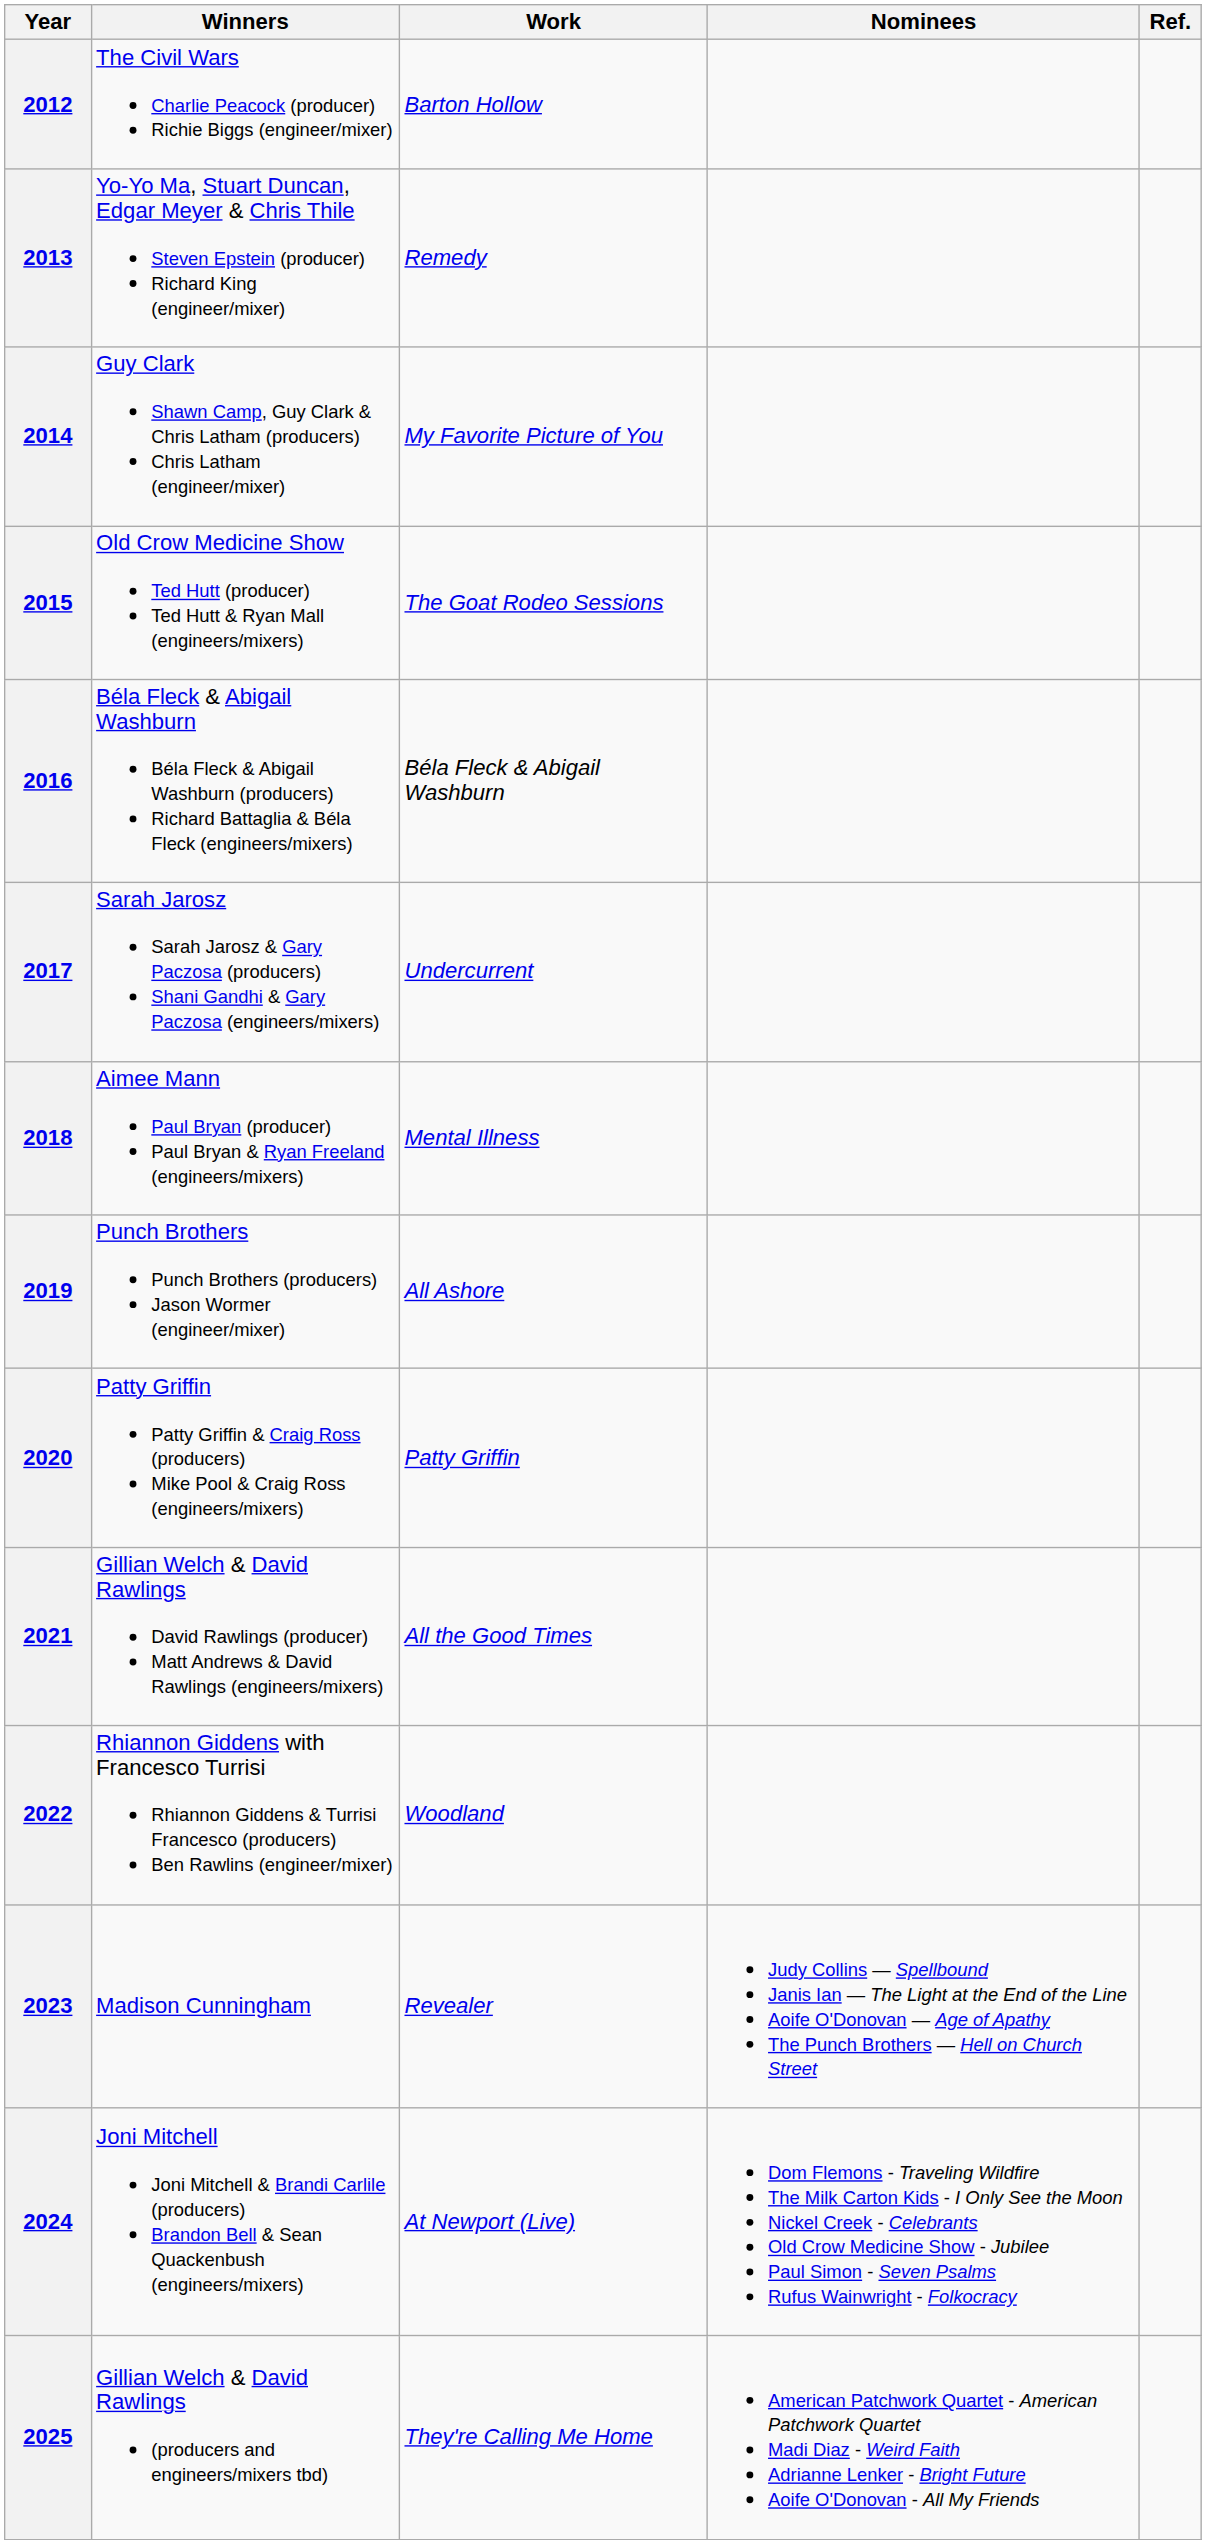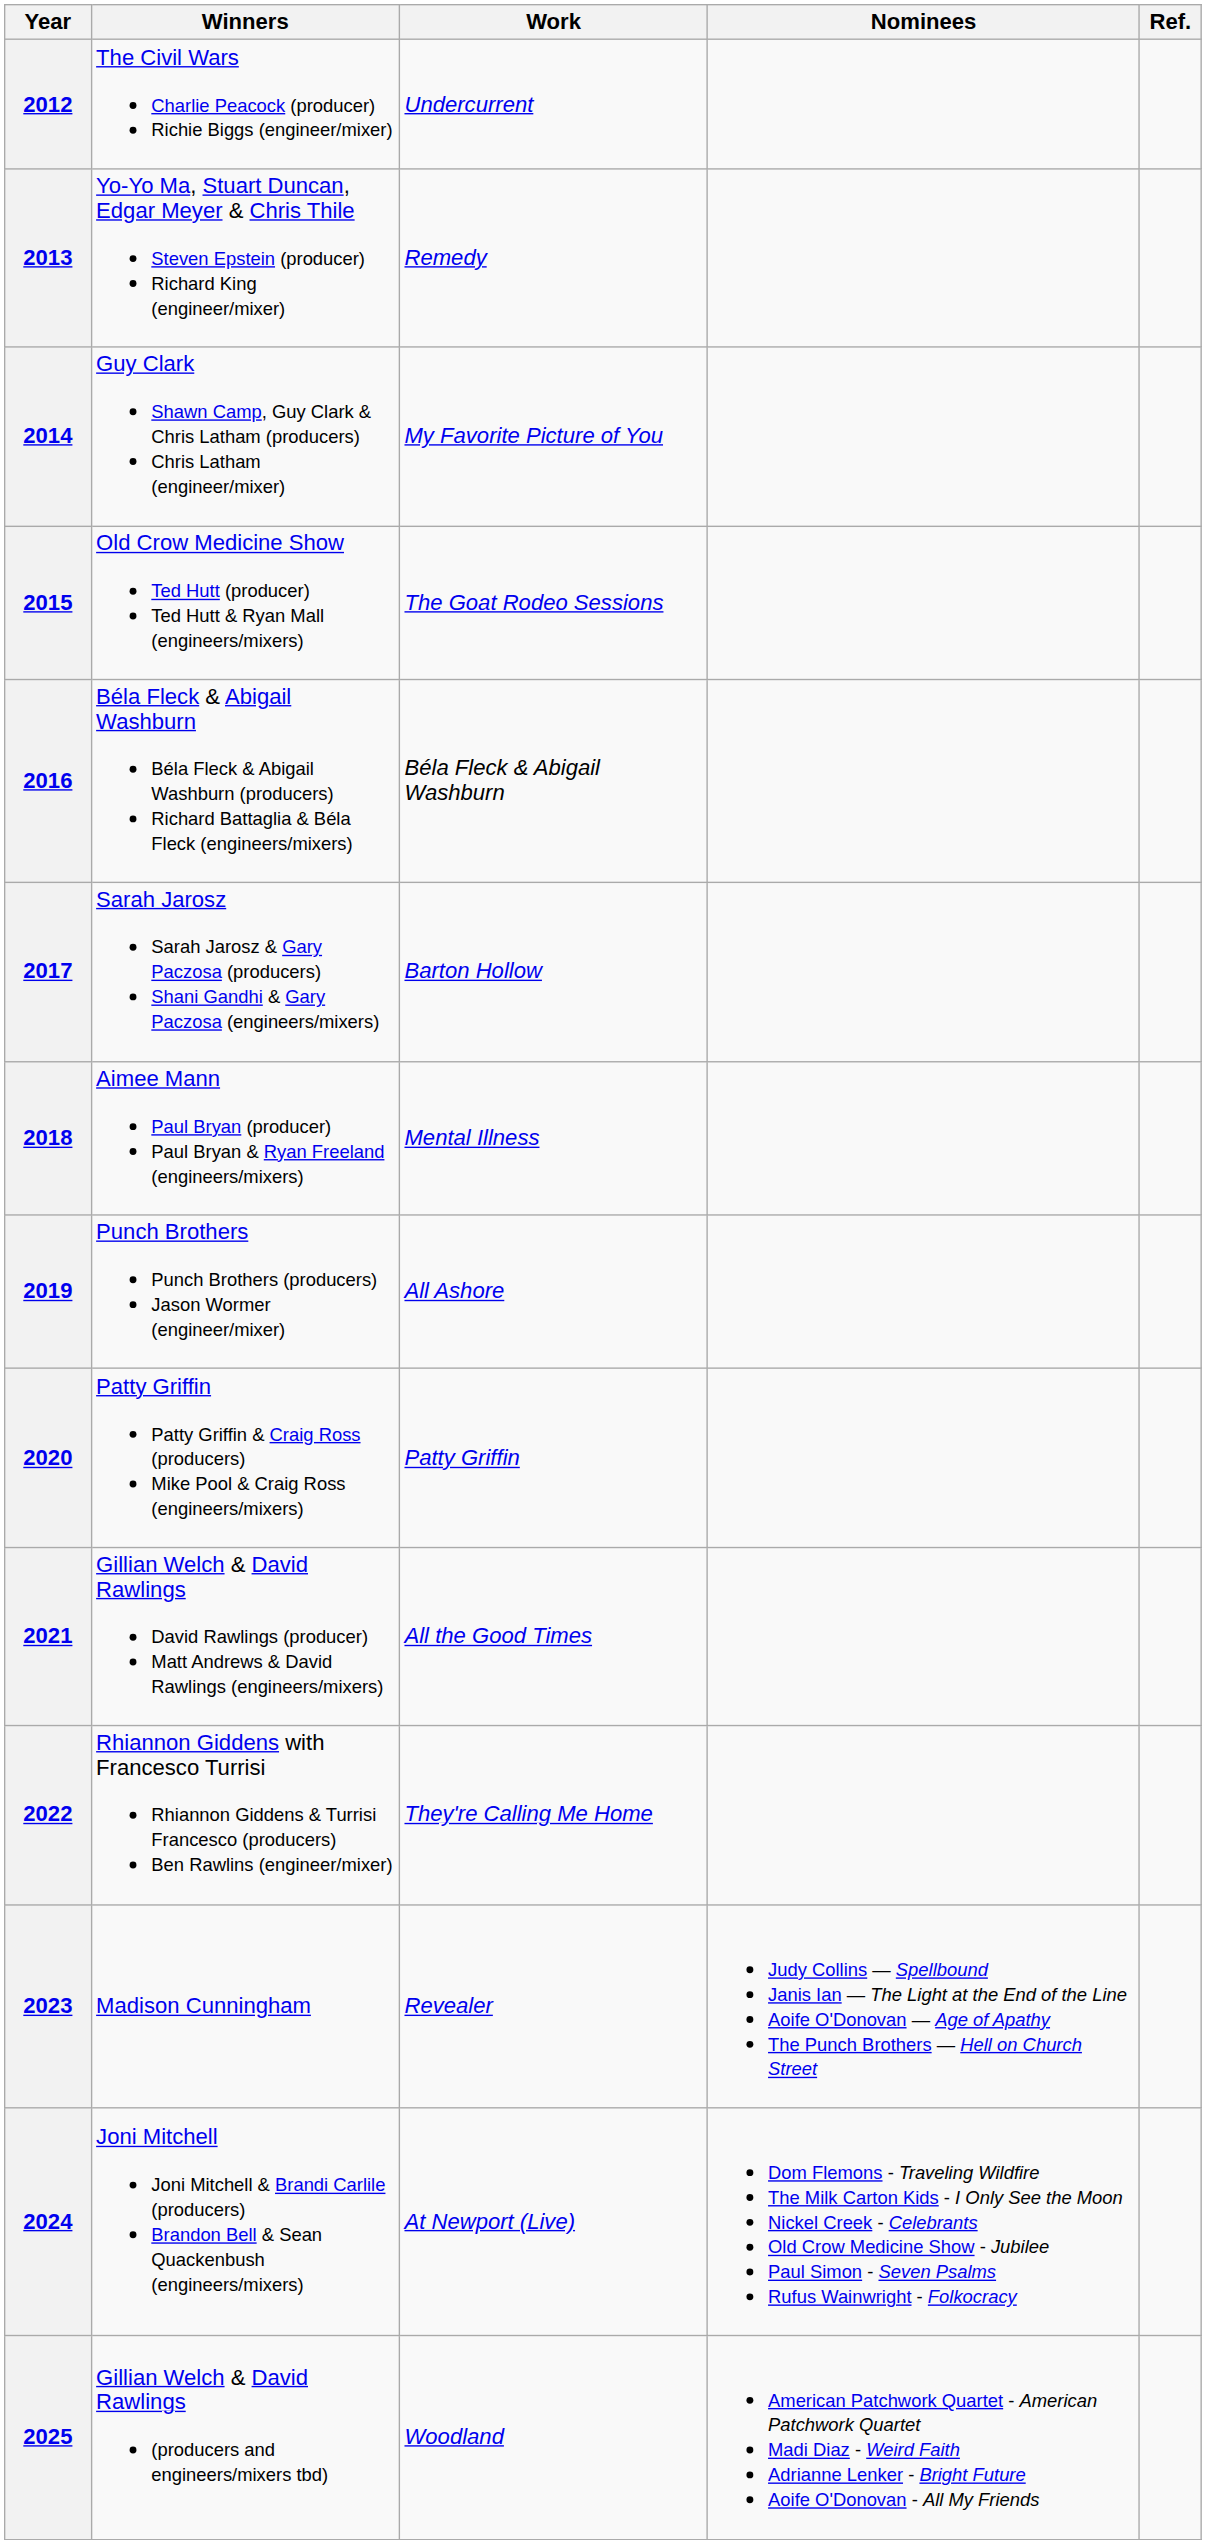(473, 103) Barton Hollow -> (469, 103) Undercurrent
(469, 971) Undercurrent -> (473, 971) Barton Hollow
(454, 1814) Woodland -> (529, 1814) They're Calling Me Home
(529, 2437) They're Calling Me Home -> (454, 2437) Woodland
